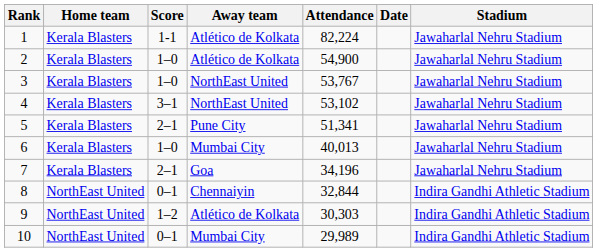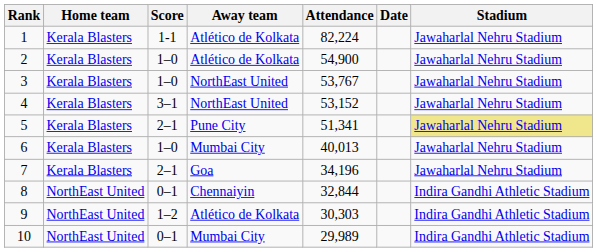(340, 103) 53,102 -> (340, 103) 53,152
(488, 125) no background -> (488, 125) khaki background
